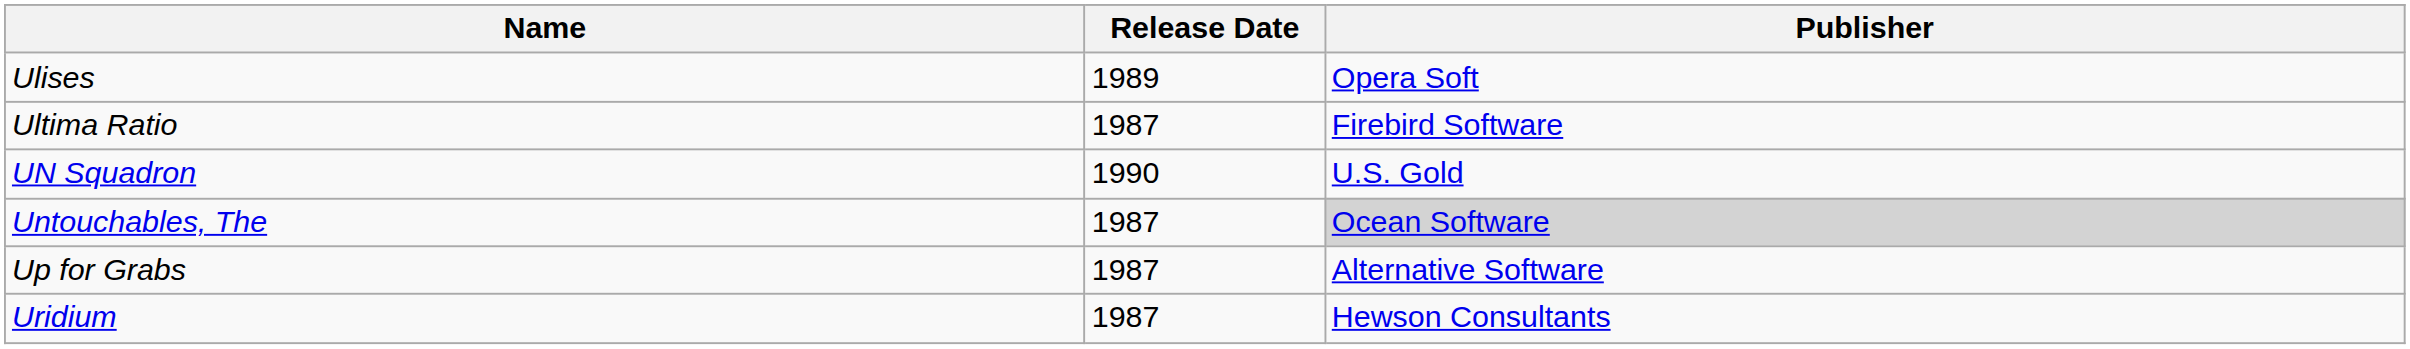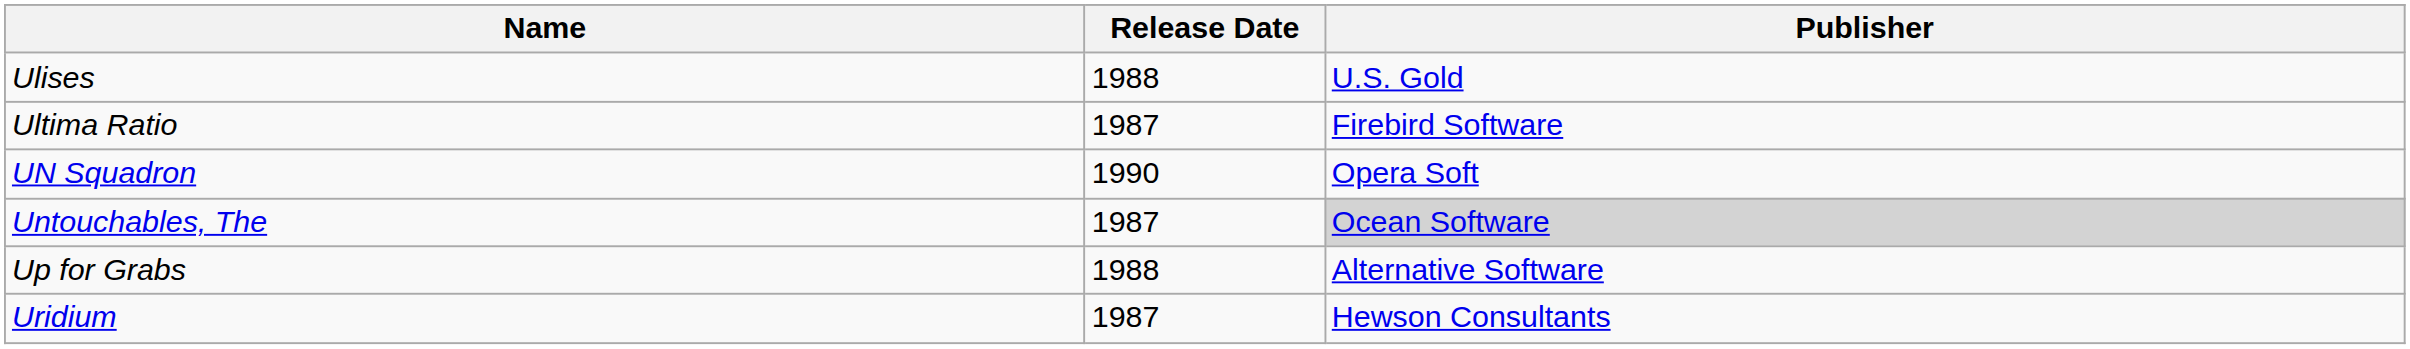(1126, 76) 1989 -> (1126, 76) 1988
(1405, 76) Opera Soft -> (1398, 76) U.S. Gold
(1398, 173) U.S. Gold -> (1405, 173) Opera Soft
(1126, 269) 1987 -> (1126, 269) 1988
